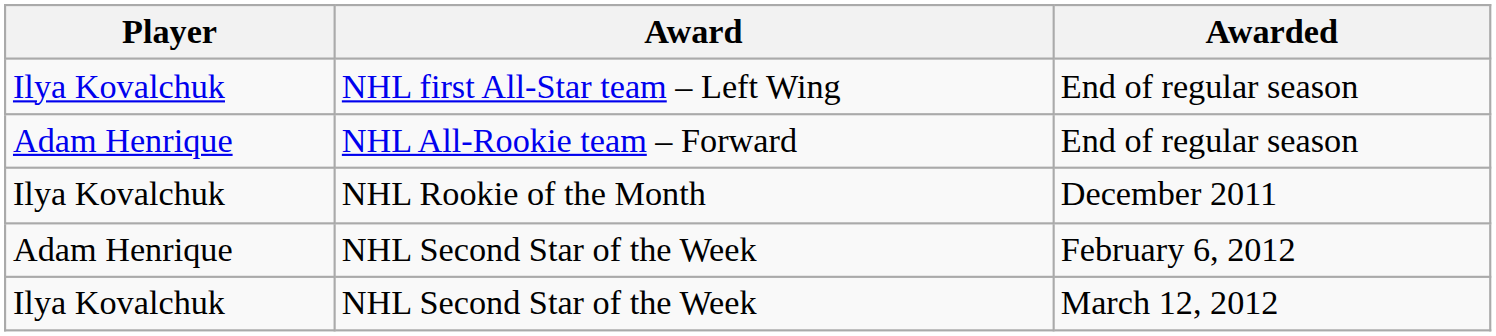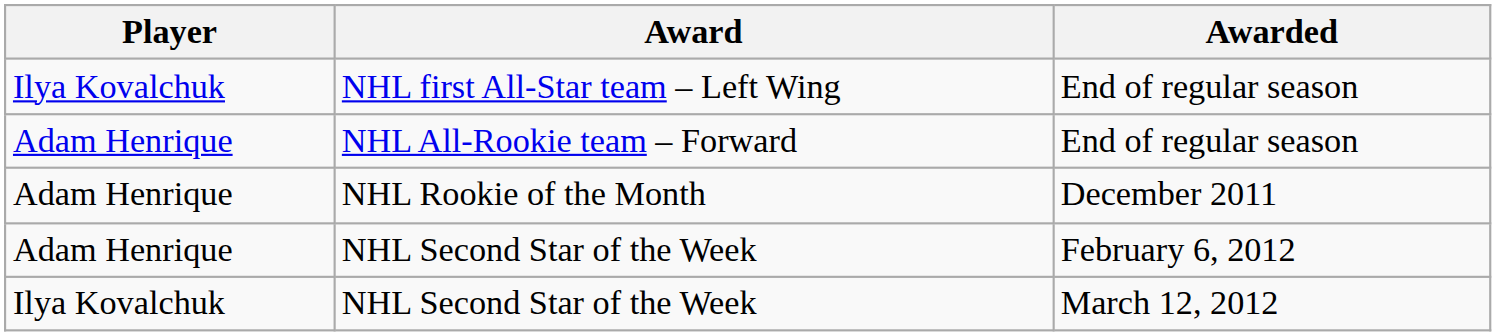(119, 194) Ilya Kovalchuk -> (123, 194) Adam Henrique
